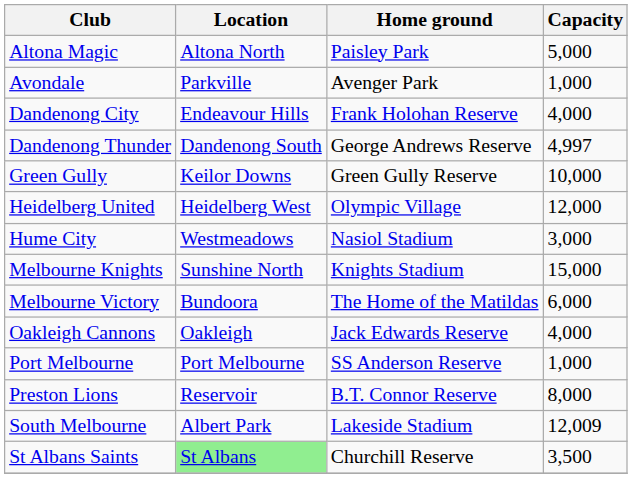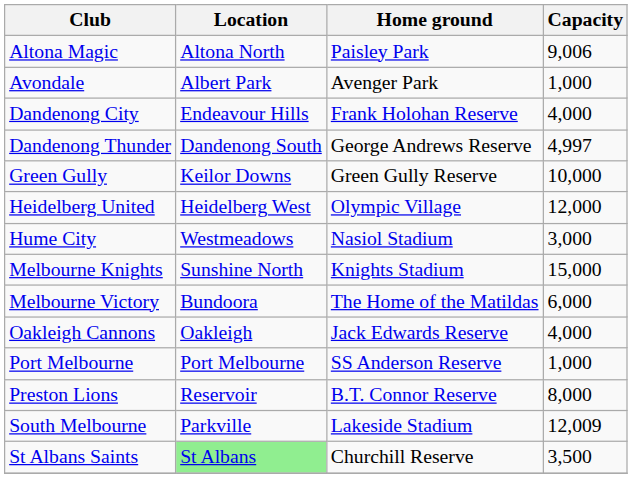(570, 51) 5,000 -> (570, 51) 9,006
(216, 82) Parkville -> (226, 82) Albert Park
(226, 425) Albert Park -> (216, 425) Parkville
